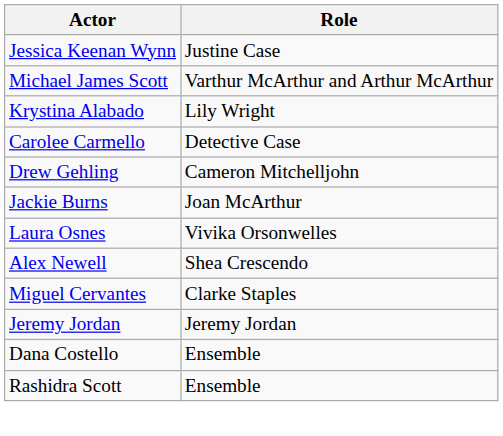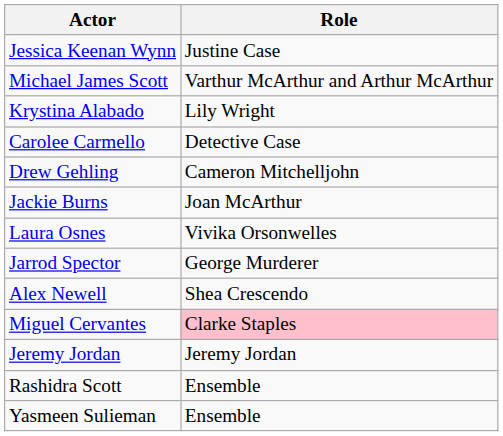+ row: (65, 263)
(241, 293) no background -> (241, 324) pink background
- row: (64, 354)
+ row: (82, 415)
